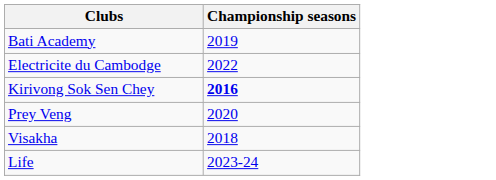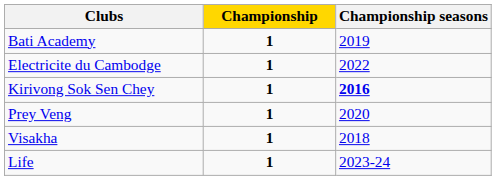+ column: (269, 16)
